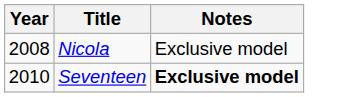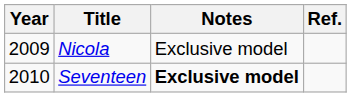+ column: (325, 19)
(29, 48) 2008 -> (29, 48) 2009
